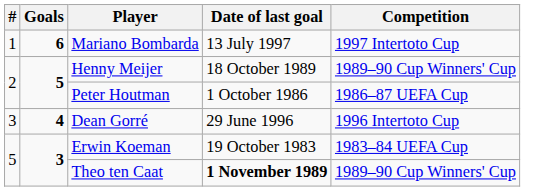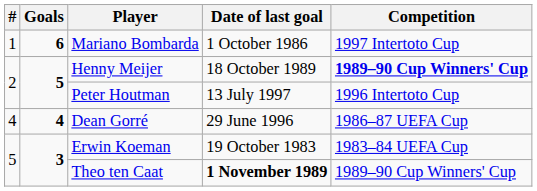(248, 43) 13 July 1997 -> (257, 43) 1 October 1986
(425, 69) normal -> (431, 69) bold
(257, 95) 1 October 1986 -> (248, 95) 13 July 1997
(401, 95) 1986–87 UEFA Cup -> (397, 95) 1996 Intertoto Cup
(12, 120) 3 -> (12, 120) 4
(397, 120) 1996 Intertoto Cup -> (401, 120) 1986–87 UEFA Cup
